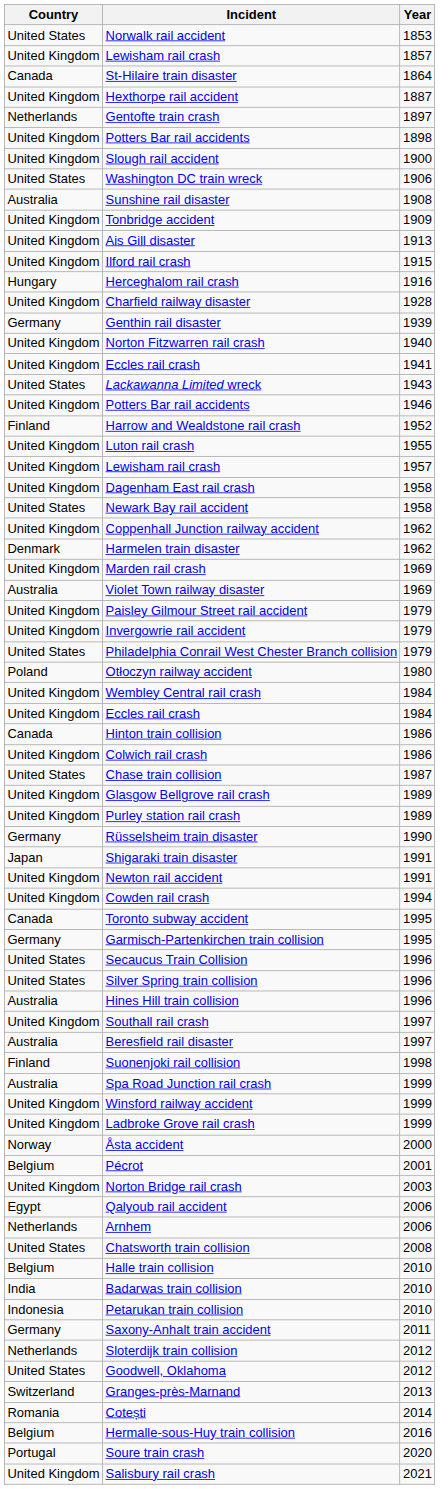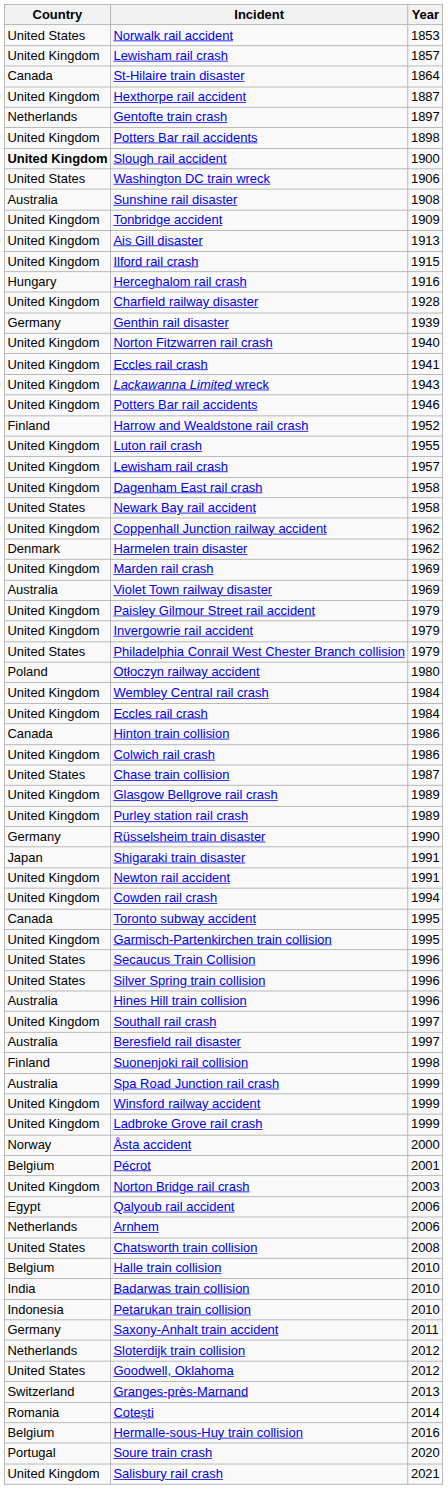(53, 158) normal -> (57, 158) bold
(46, 384) United States -> (53, 384) United Kingdom
(34, 939) Germany -> (53, 939) United Kingdom
